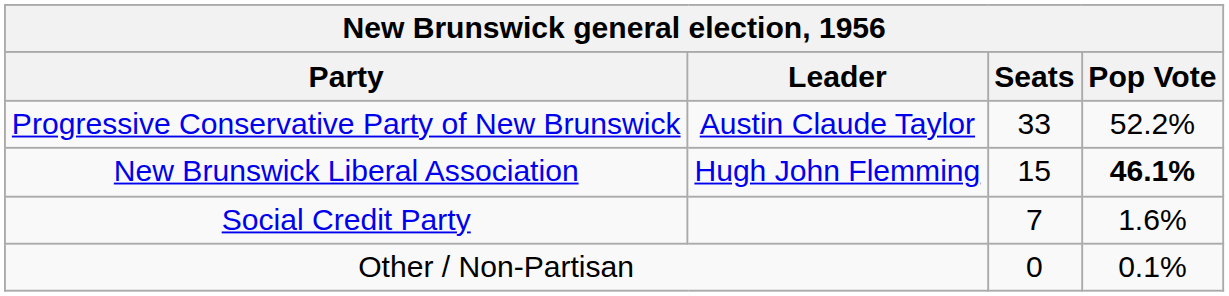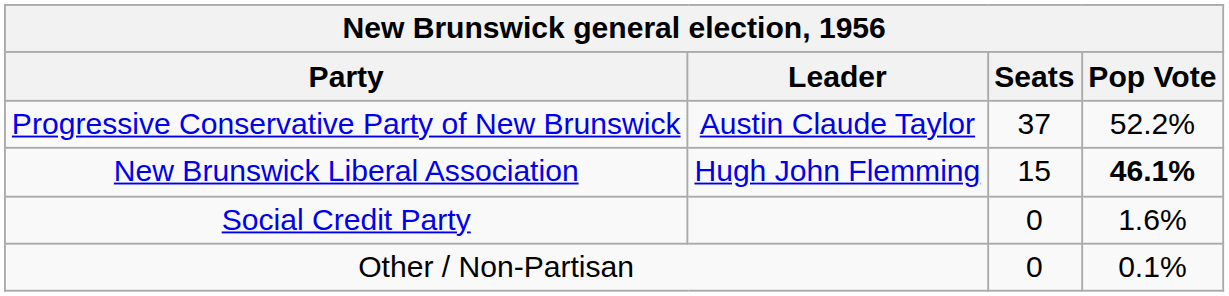(1034, 123) 33 -> (1034, 123) 37
(1034, 219) 7 -> (1034, 219) 0
